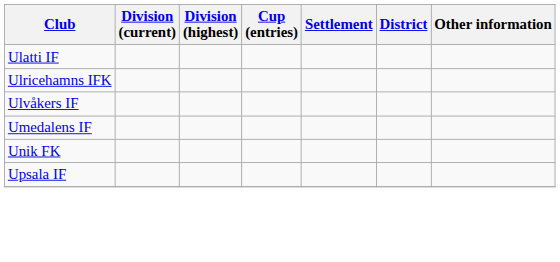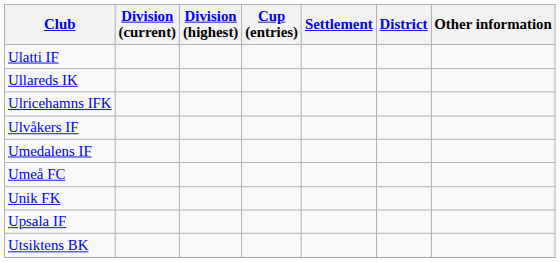+ row: (43, 80)
+ row: (37, 174)
+ row: (48, 245)
